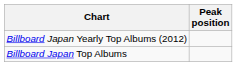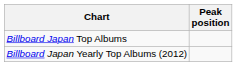rows swapped: (67, 54) <-> (97, 38)
